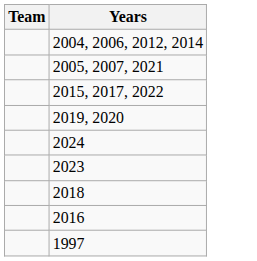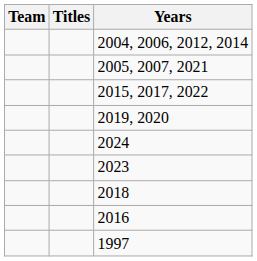+ column: (71, 17)
